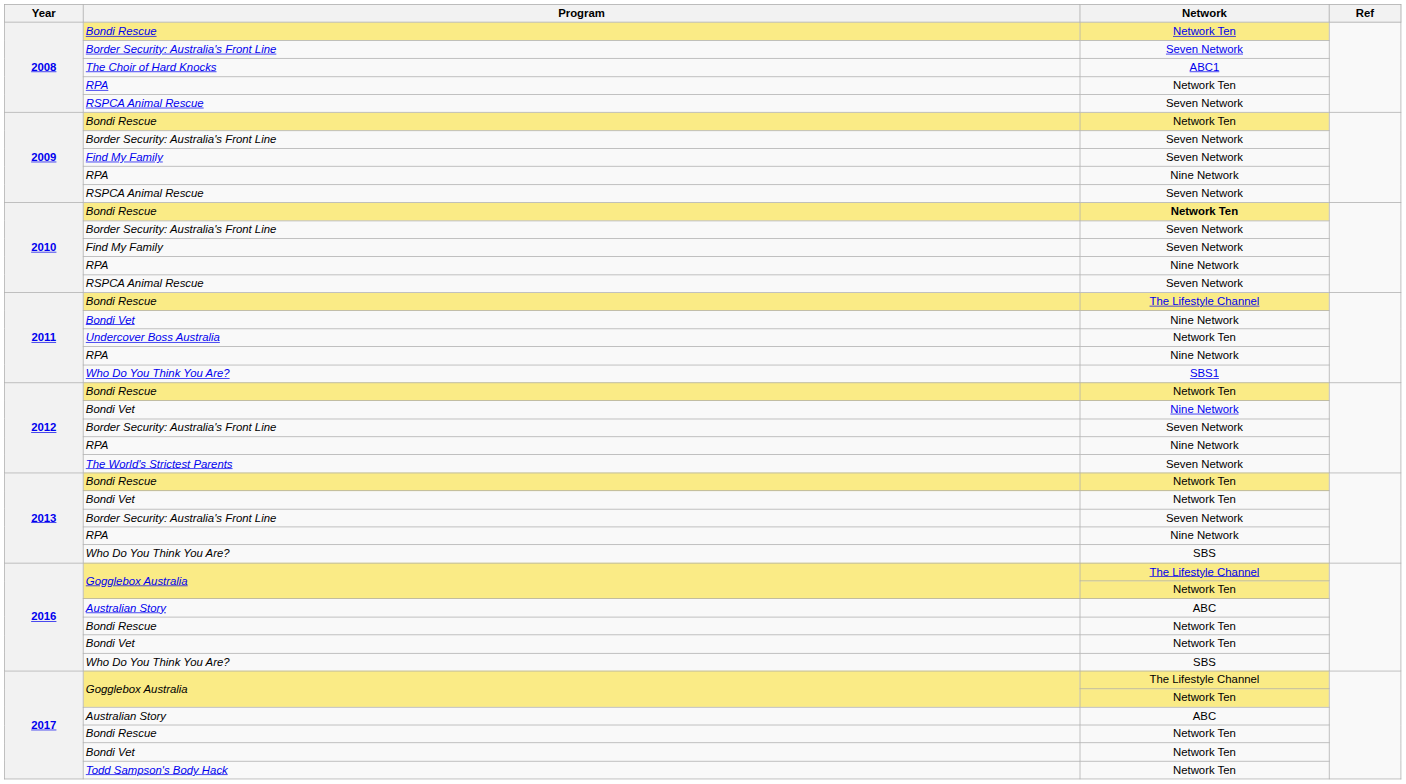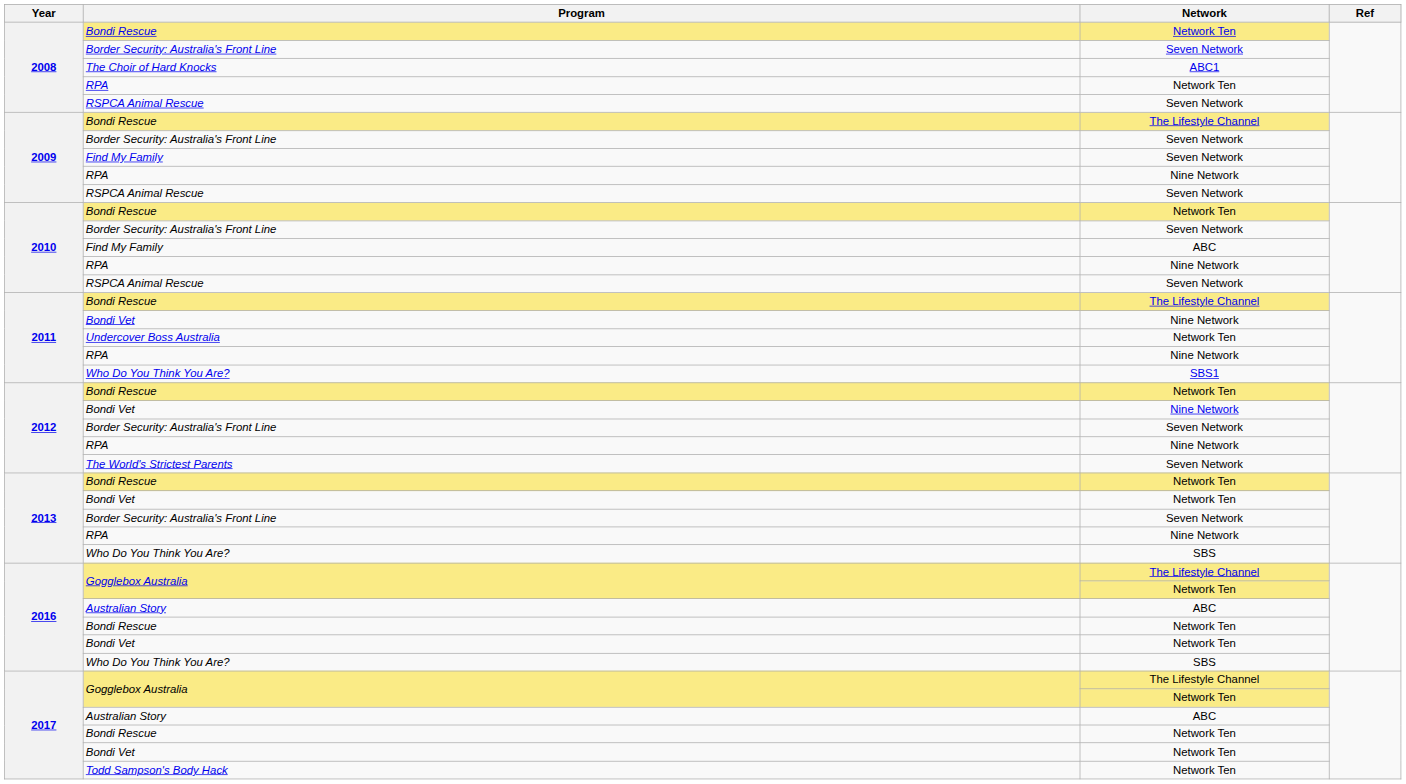(1204, 121) Network Ten -> (1204, 121) The Lifestyle Channel
(1204, 211) bold -> (1204, 211) normal
(1204, 247) Seven Network -> (1204, 247) ABC
